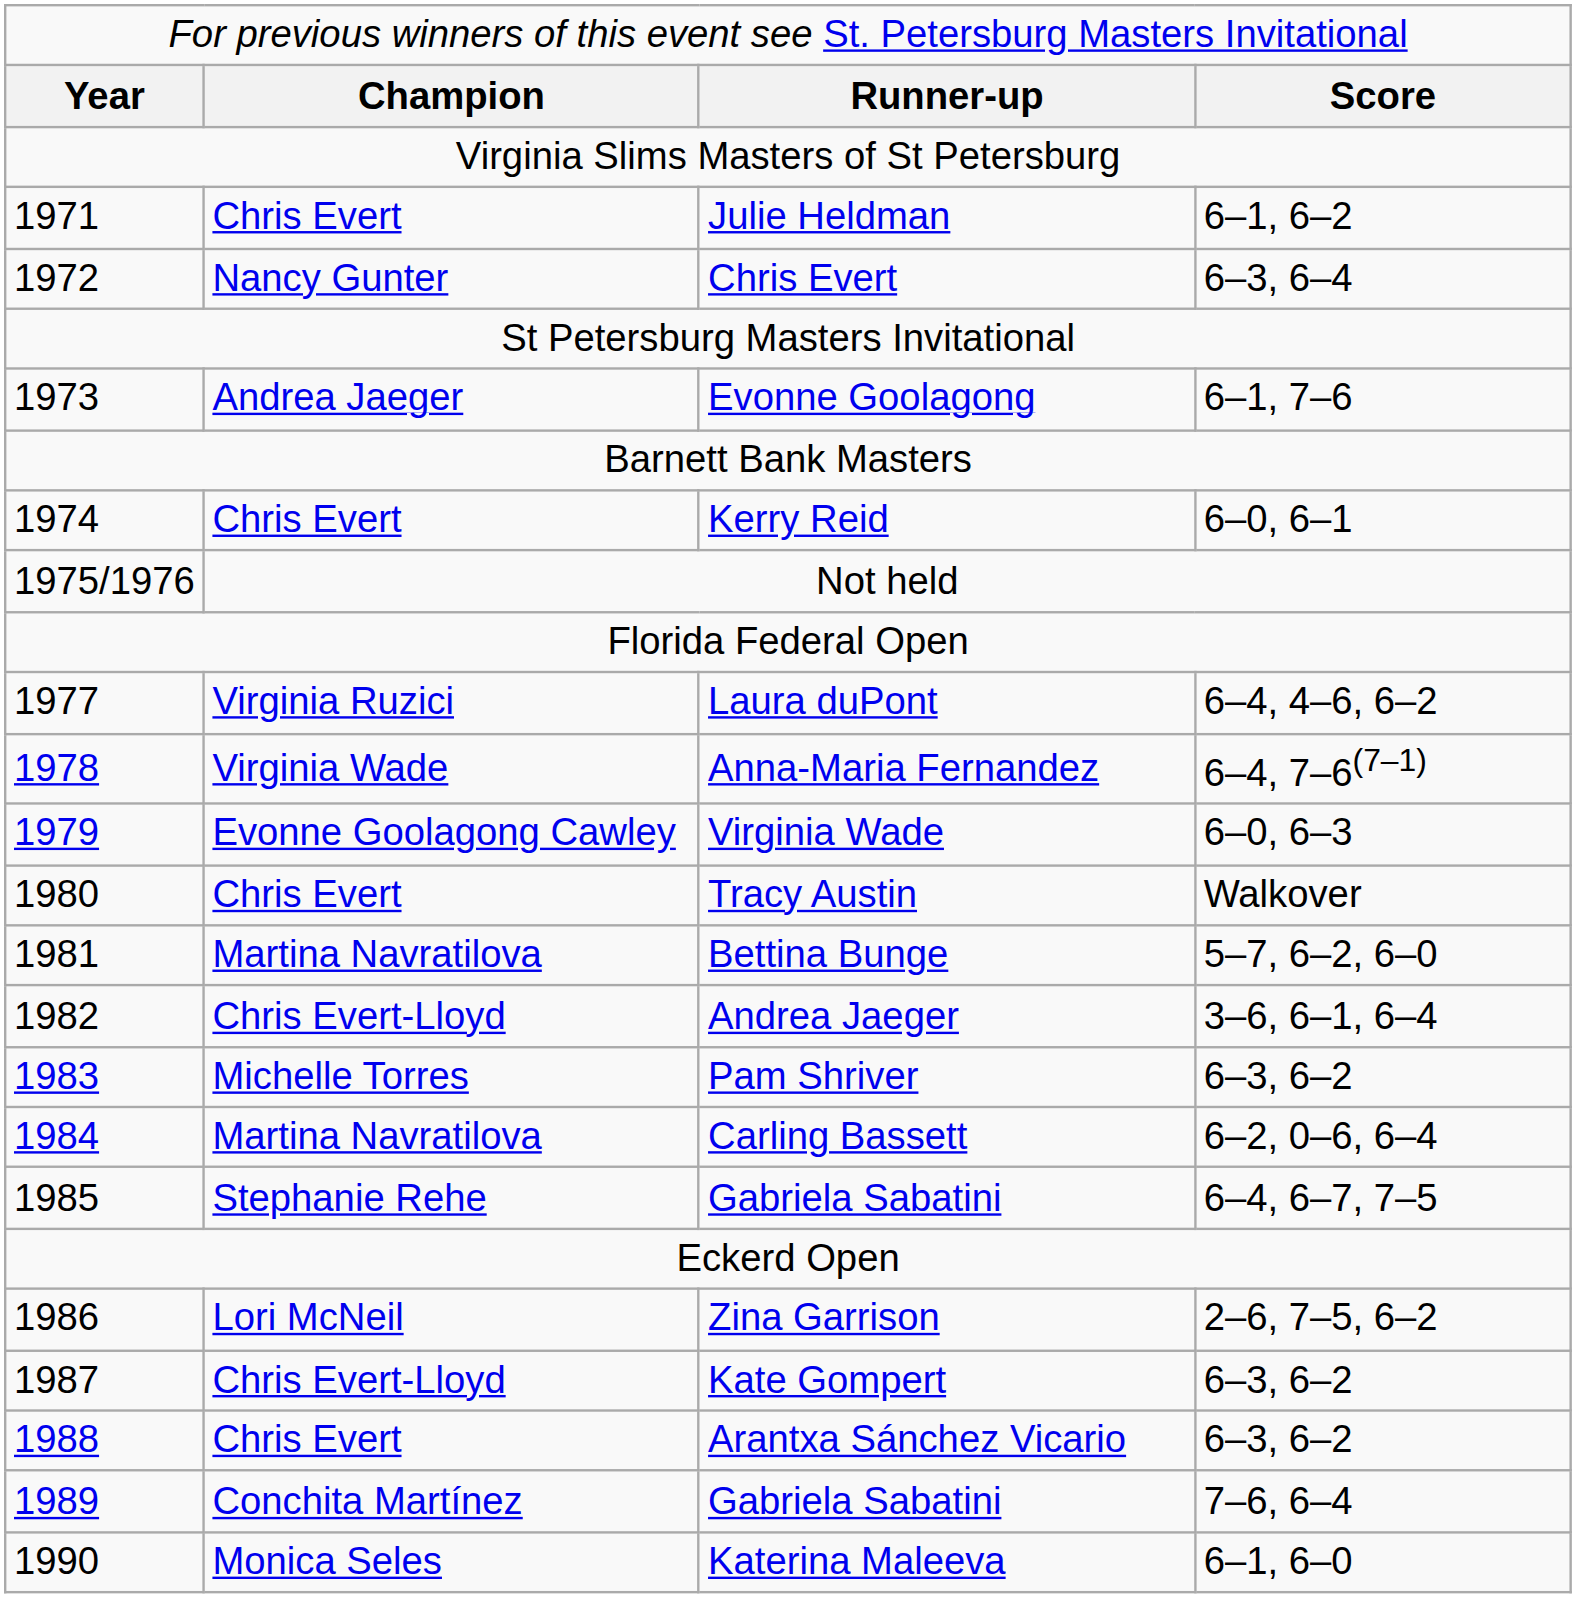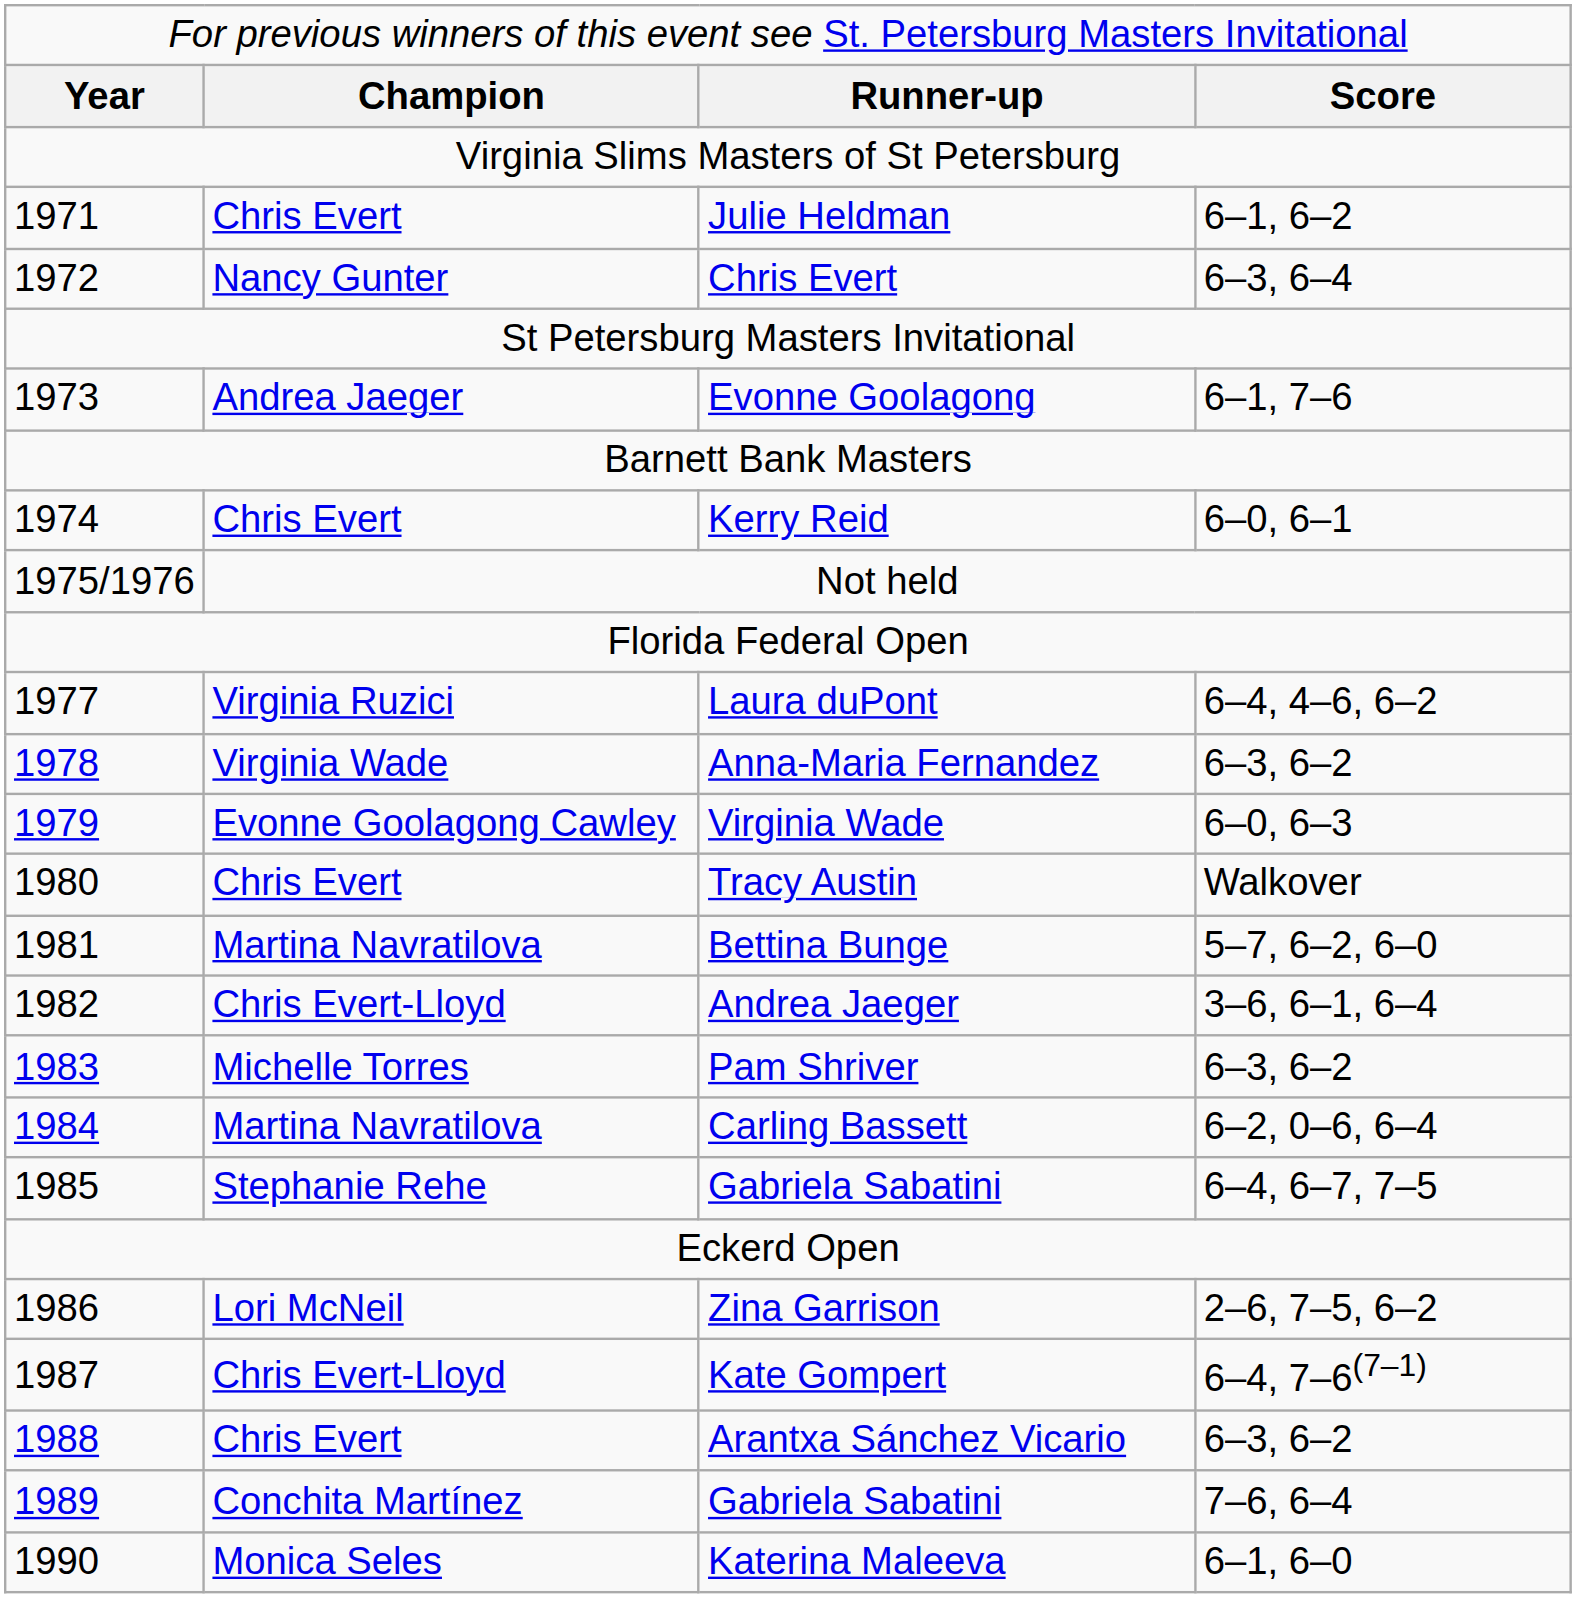(1315, 767) 6–4, 7–6(7–1) -> (1278, 762) 6–3, 6–2
(1278, 1379) 6–3, 6–2 -> (1315, 1374) 6–4, 7–6(7–1)
